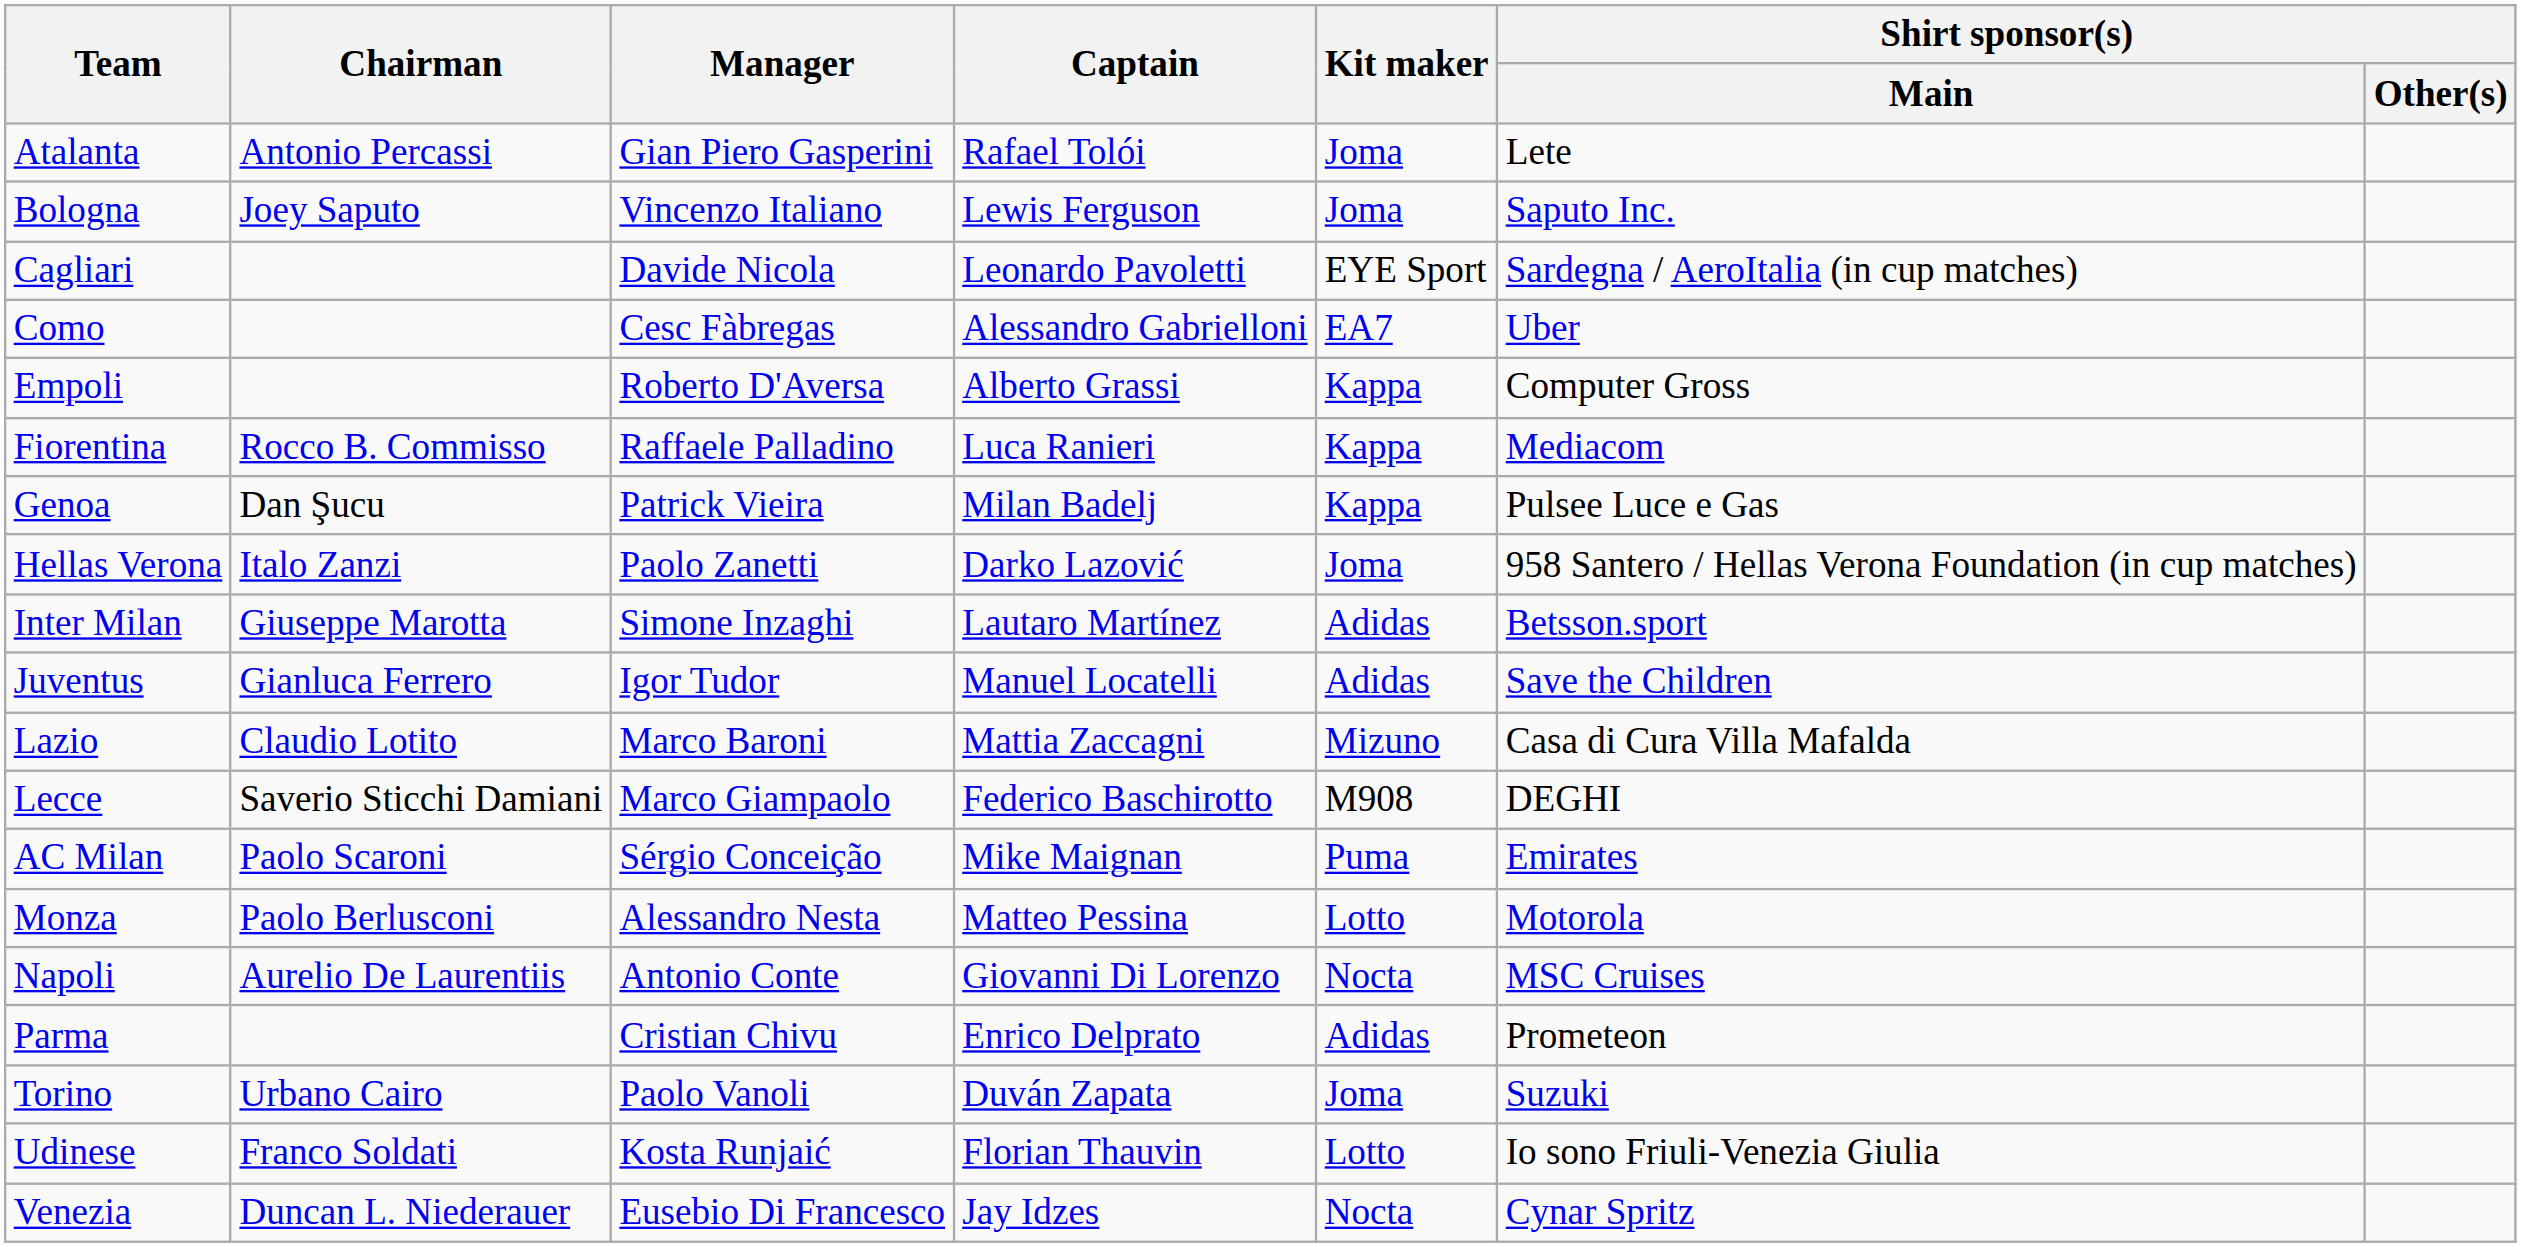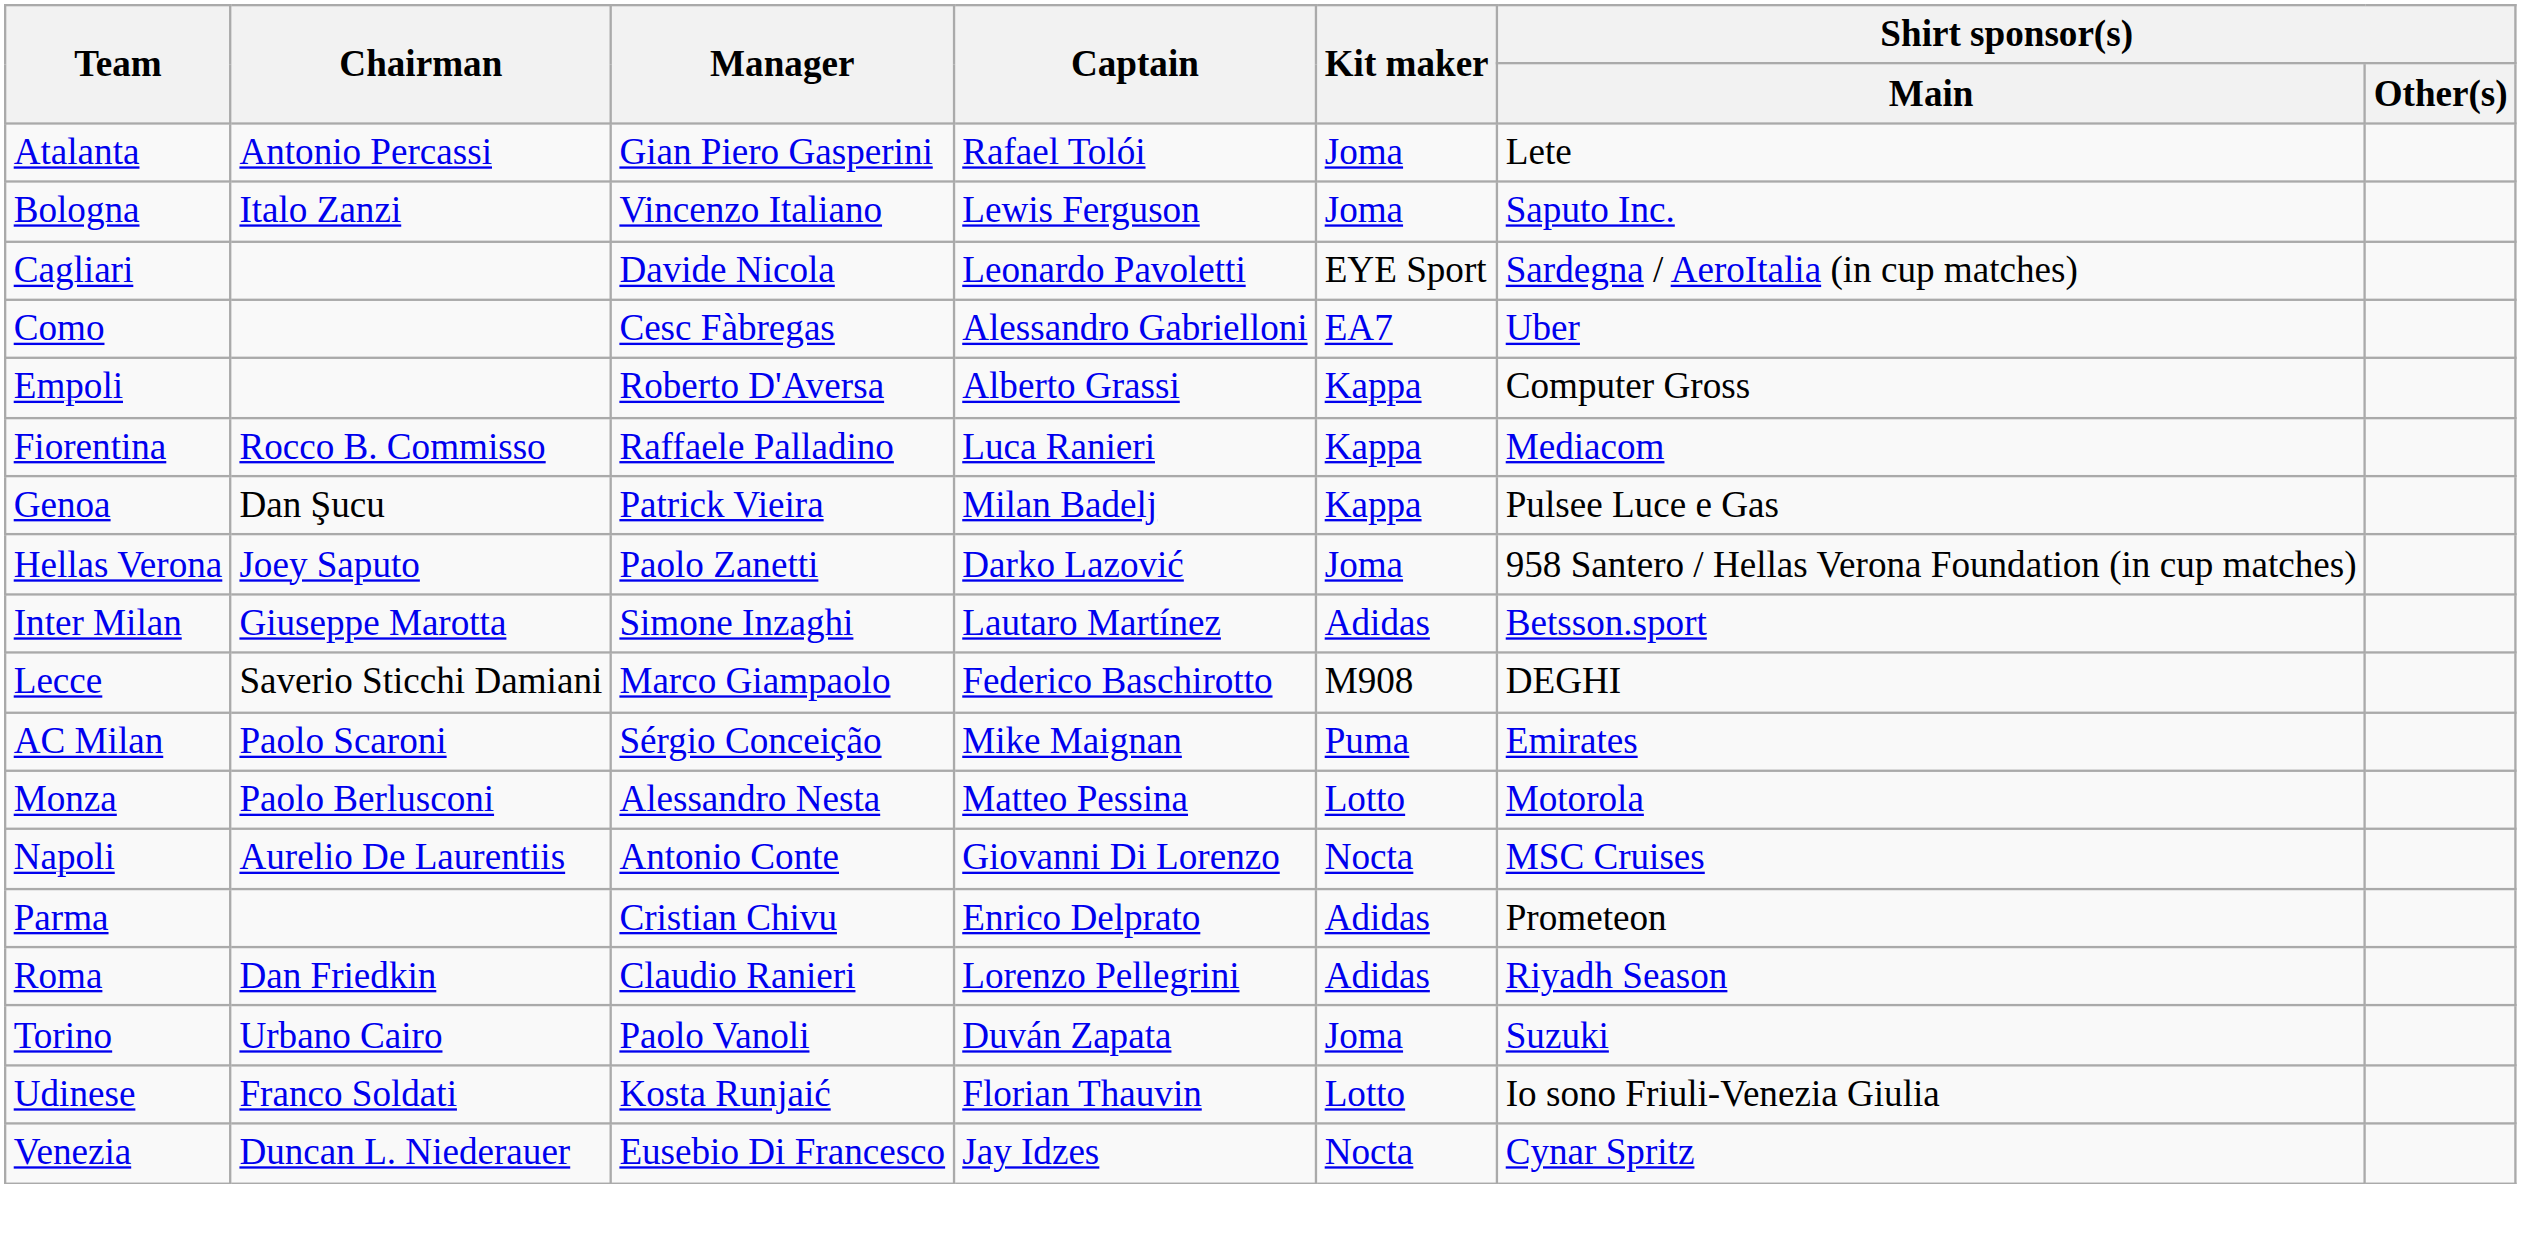(330, 210) Joey Saputo -> (320, 210) Italo Zanzi
(320, 563) Italo Zanzi -> (330, 563) Joey Saputo
- row: (79, 681)
- row: (56, 740)
+ row: (58, 975)
